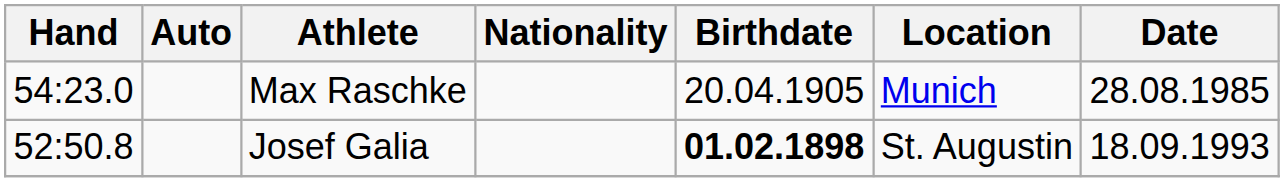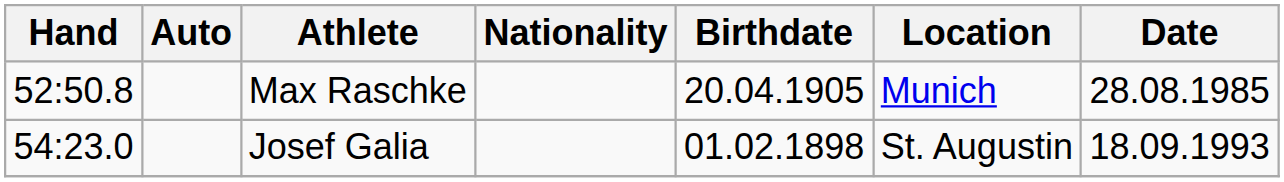(73, 90) 54:23.0 -> (73, 90) 52:50.8
(73, 147) 52:50.8 -> (73, 147) 54:23.0
(774, 147) bold -> (774, 147) normal
